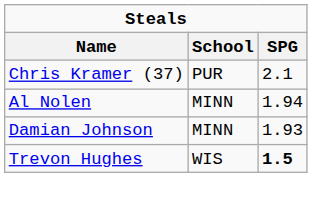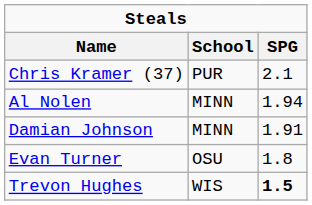(283, 131) 1.93 -> (283, 131) 1.91
+ row: (65, 158)
